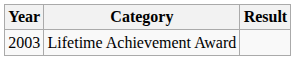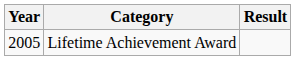(24, 42) 2003 -> (24, 42) 2005
